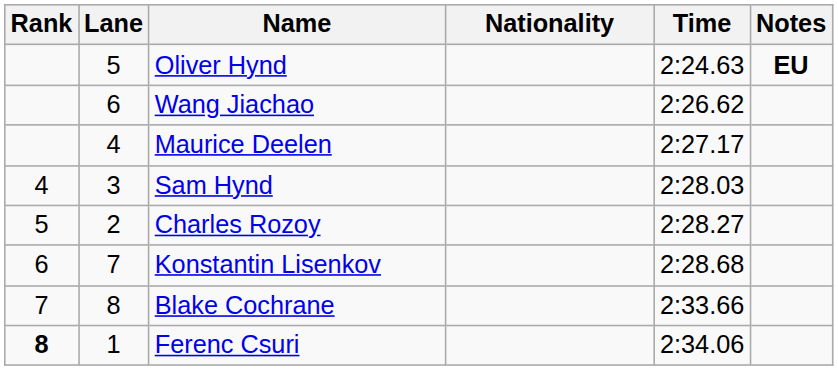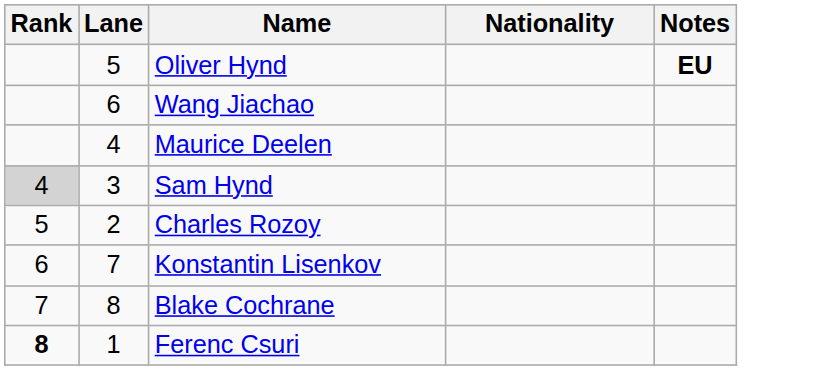- column: (702, 24)
(42, 184) no background -> (42, 184) lightgrey background
